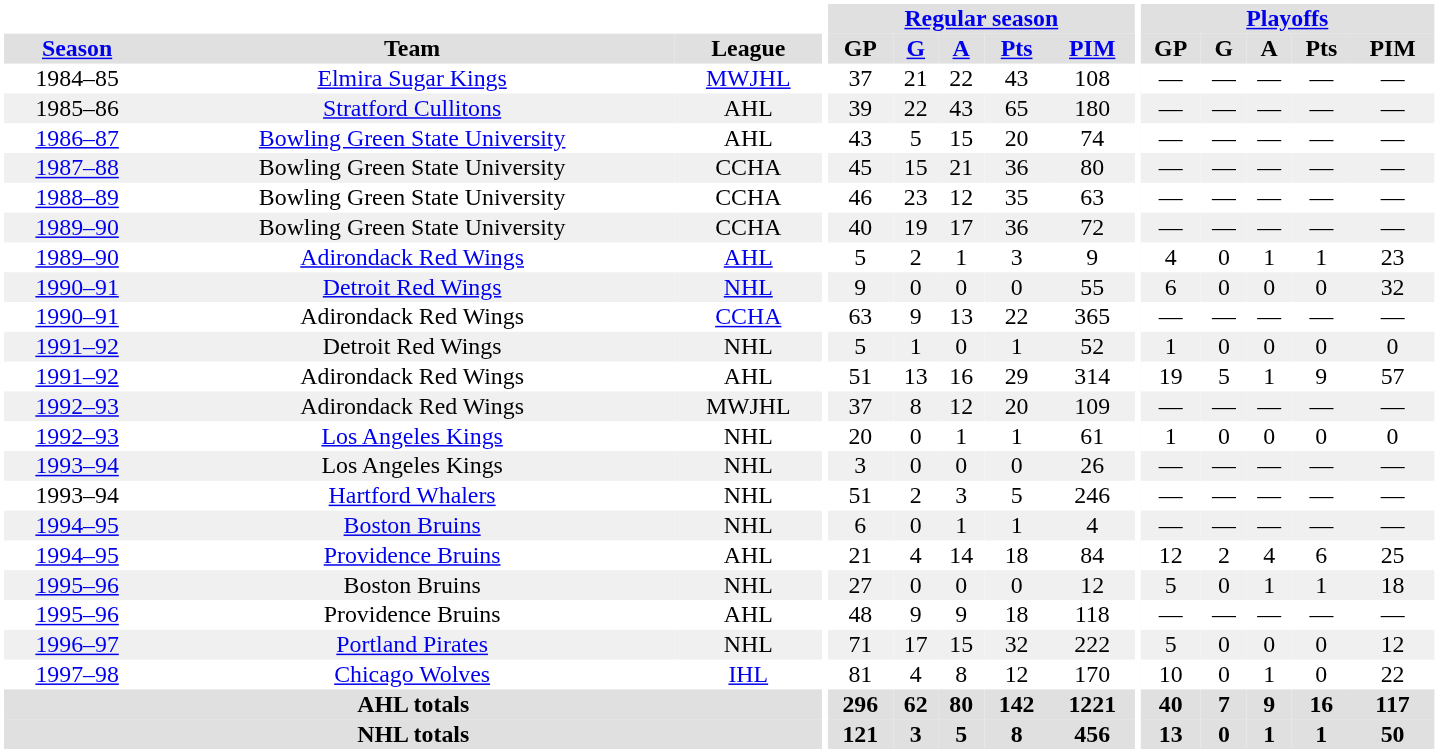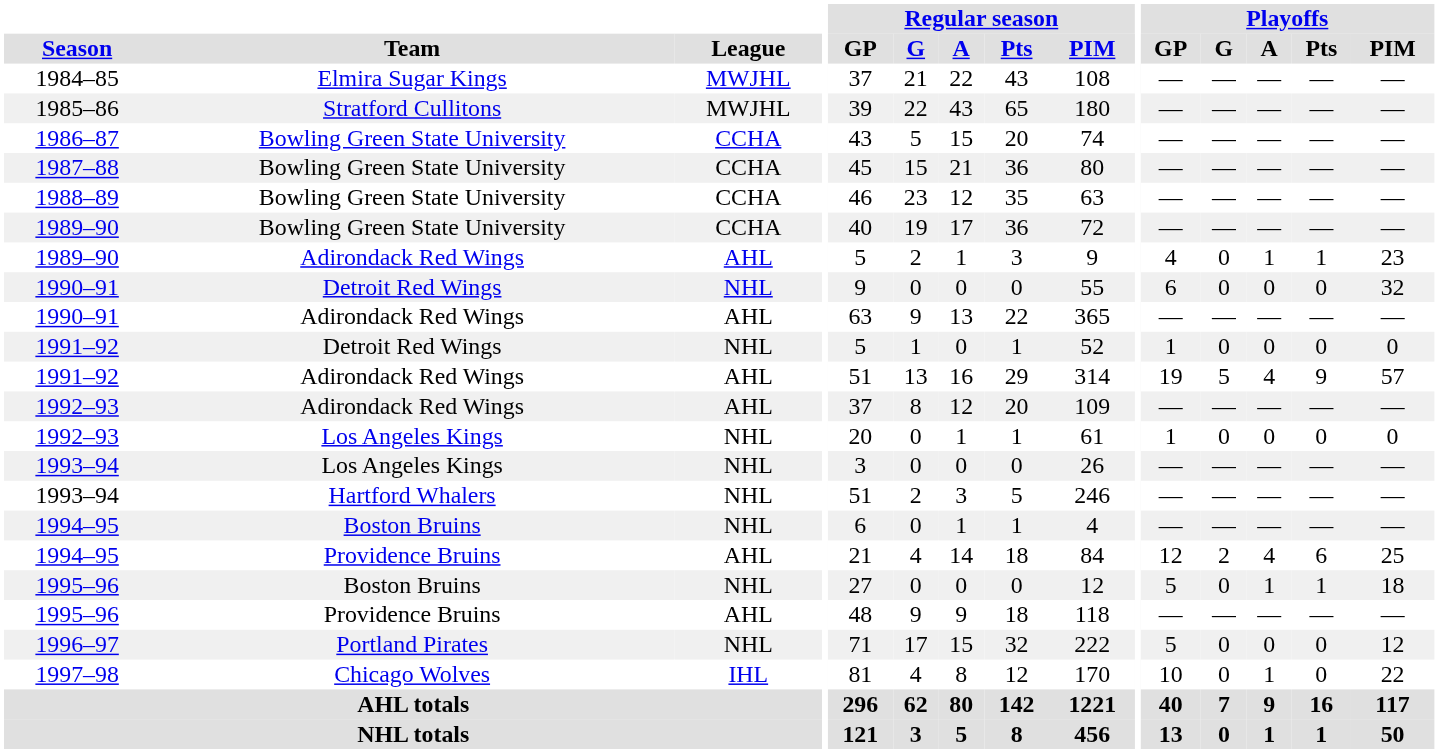(748, 108) AHL -> (748, 108) MWJHL
(748, 137) AHL -> (748, 137) CCHA
(748, 316) CCHA -> (748, 316) AHL
(1269, 376) 1 -> (1269, 376) 4
(748, 406) MWJHL -> (748, 406) AHL
